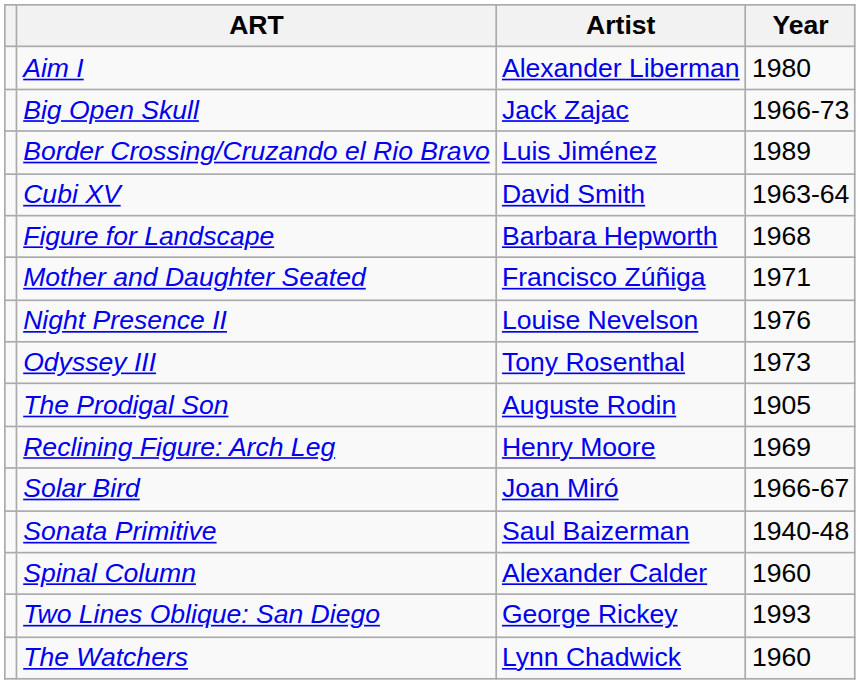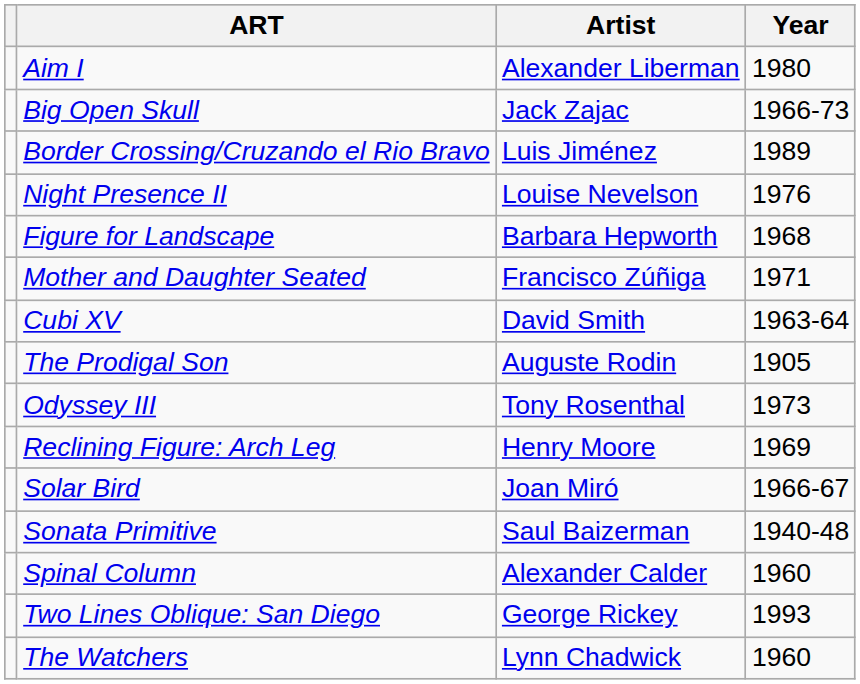rows swapped: (72, 194) <-> (125, 320)
rows swapped: (90, 362) <-> (126, 404)
